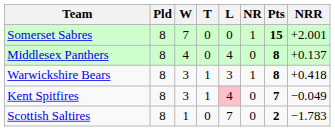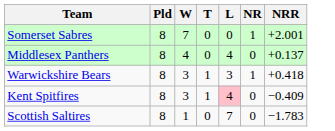- column: (276, 14)
(309, 95) −0.049 -> (286, 95) −0.409
